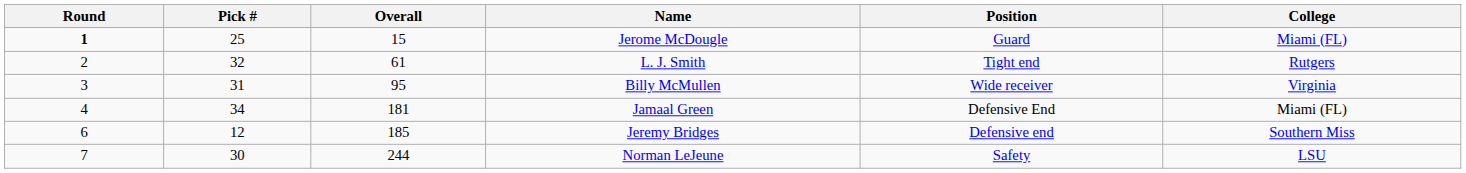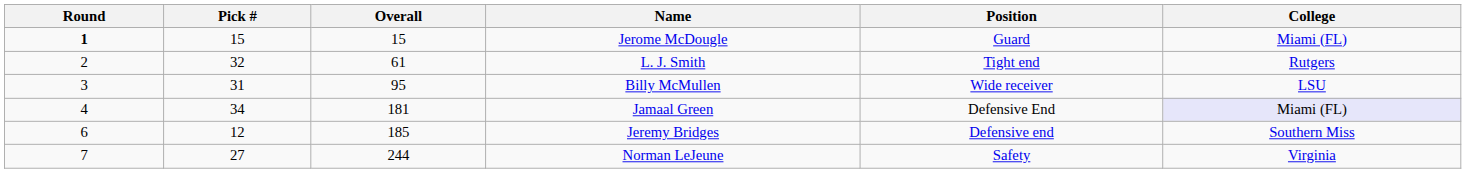(237, 39) 25 -> (237, 39) 15
(1312, 86) Virginia -> (1312, 86) LSU
(1312, 109) no background -> (1312, 109) lavender background
(237, 156) 30 -> (237, 156) 27
(1312, 156) LSU -> (1312, 156) Virginia
